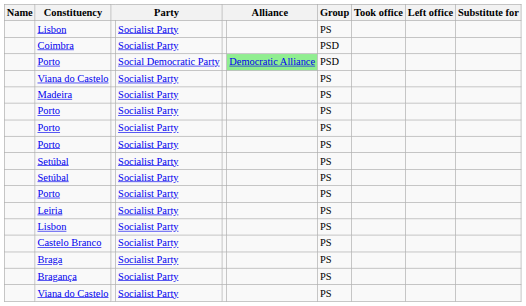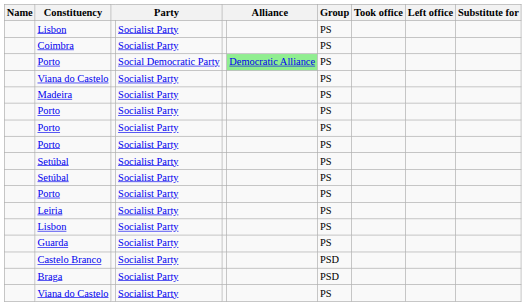(329, 45) PSD -> (326, 45) PS
(329, 62) PSD -> (326, 62) PS
+ row: (53, 243)
(326, 243) PS -> (329, 260) PSD
(326, 260) PS -> (329, 276) PSD
- row: (57, 276)
